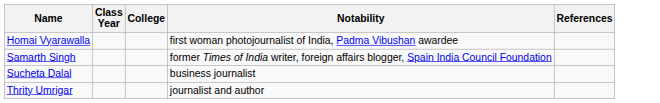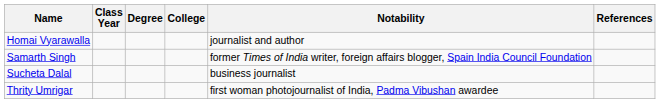+ column: (145, 18)
(314, 40) first woman photojournalist of India, Padma Vibushan awardee -> (257, 40) journalist and author
(217, 90) journalist and author -> (354, 90) first woman photojournalist of India, Padma Vibushan awardee
